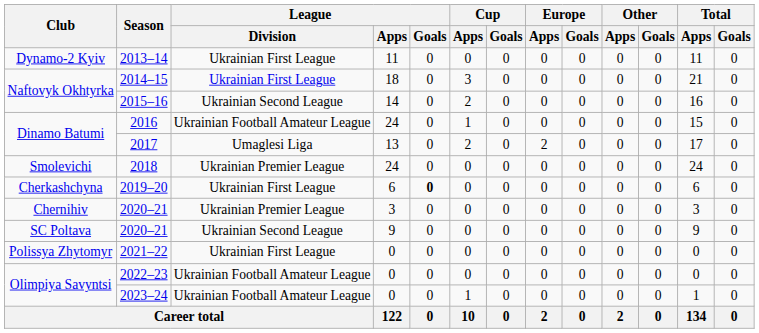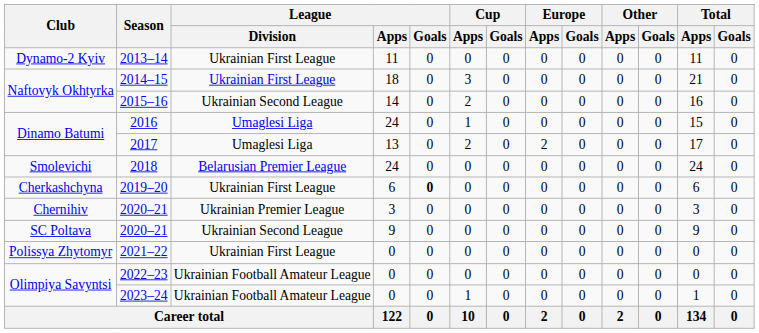(272, 123) Ukrainian Football Amateur League -> (272, 123) Umaglesi Liga
(272, 166) Ukrainian Premier League -> (272, 166) Belarusian Premier League
